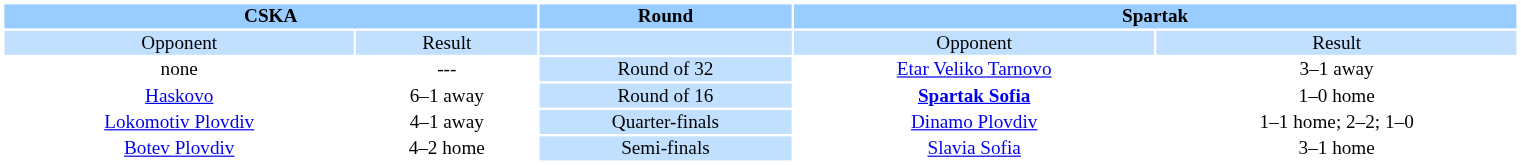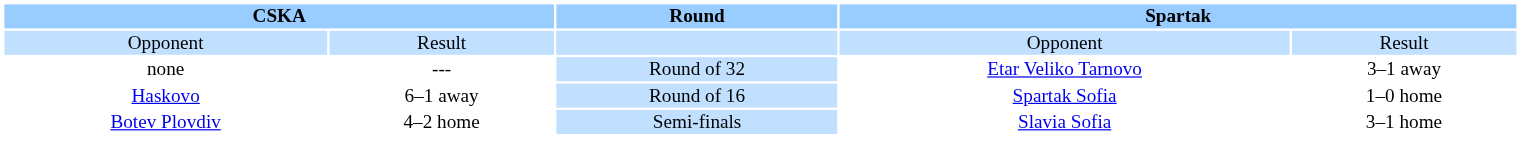(974, 95) bold -> (1065, 95) normal
- row: (179, 121)
